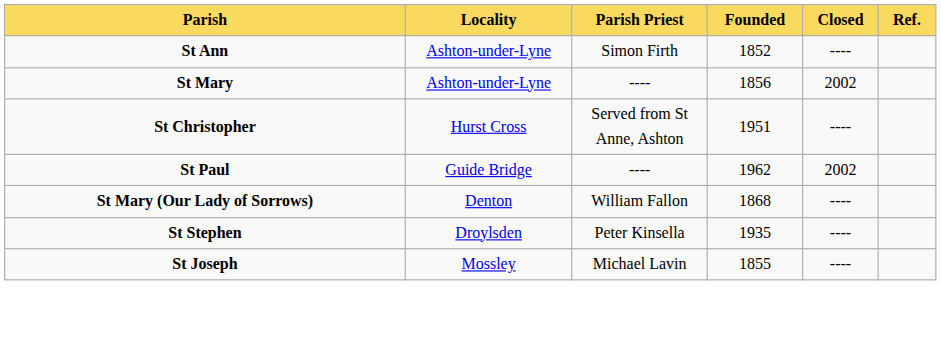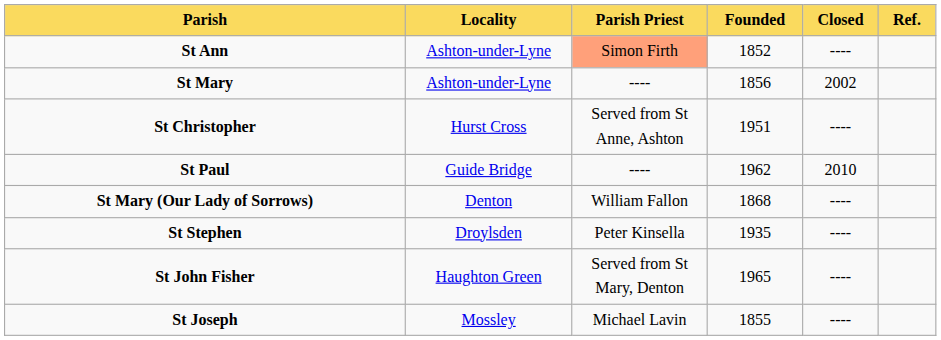(640, 51) no background -> (640, 51) lightsalmon background
(840, 170) 2002 -> (840, 170) 2010
+ row: (205, 276)
